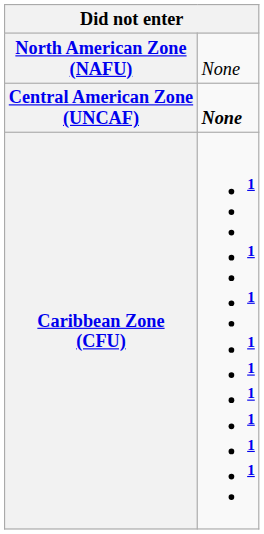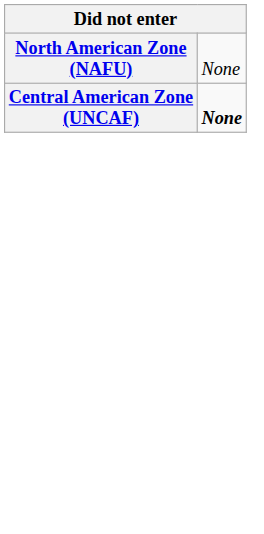- row: (101, 330)
